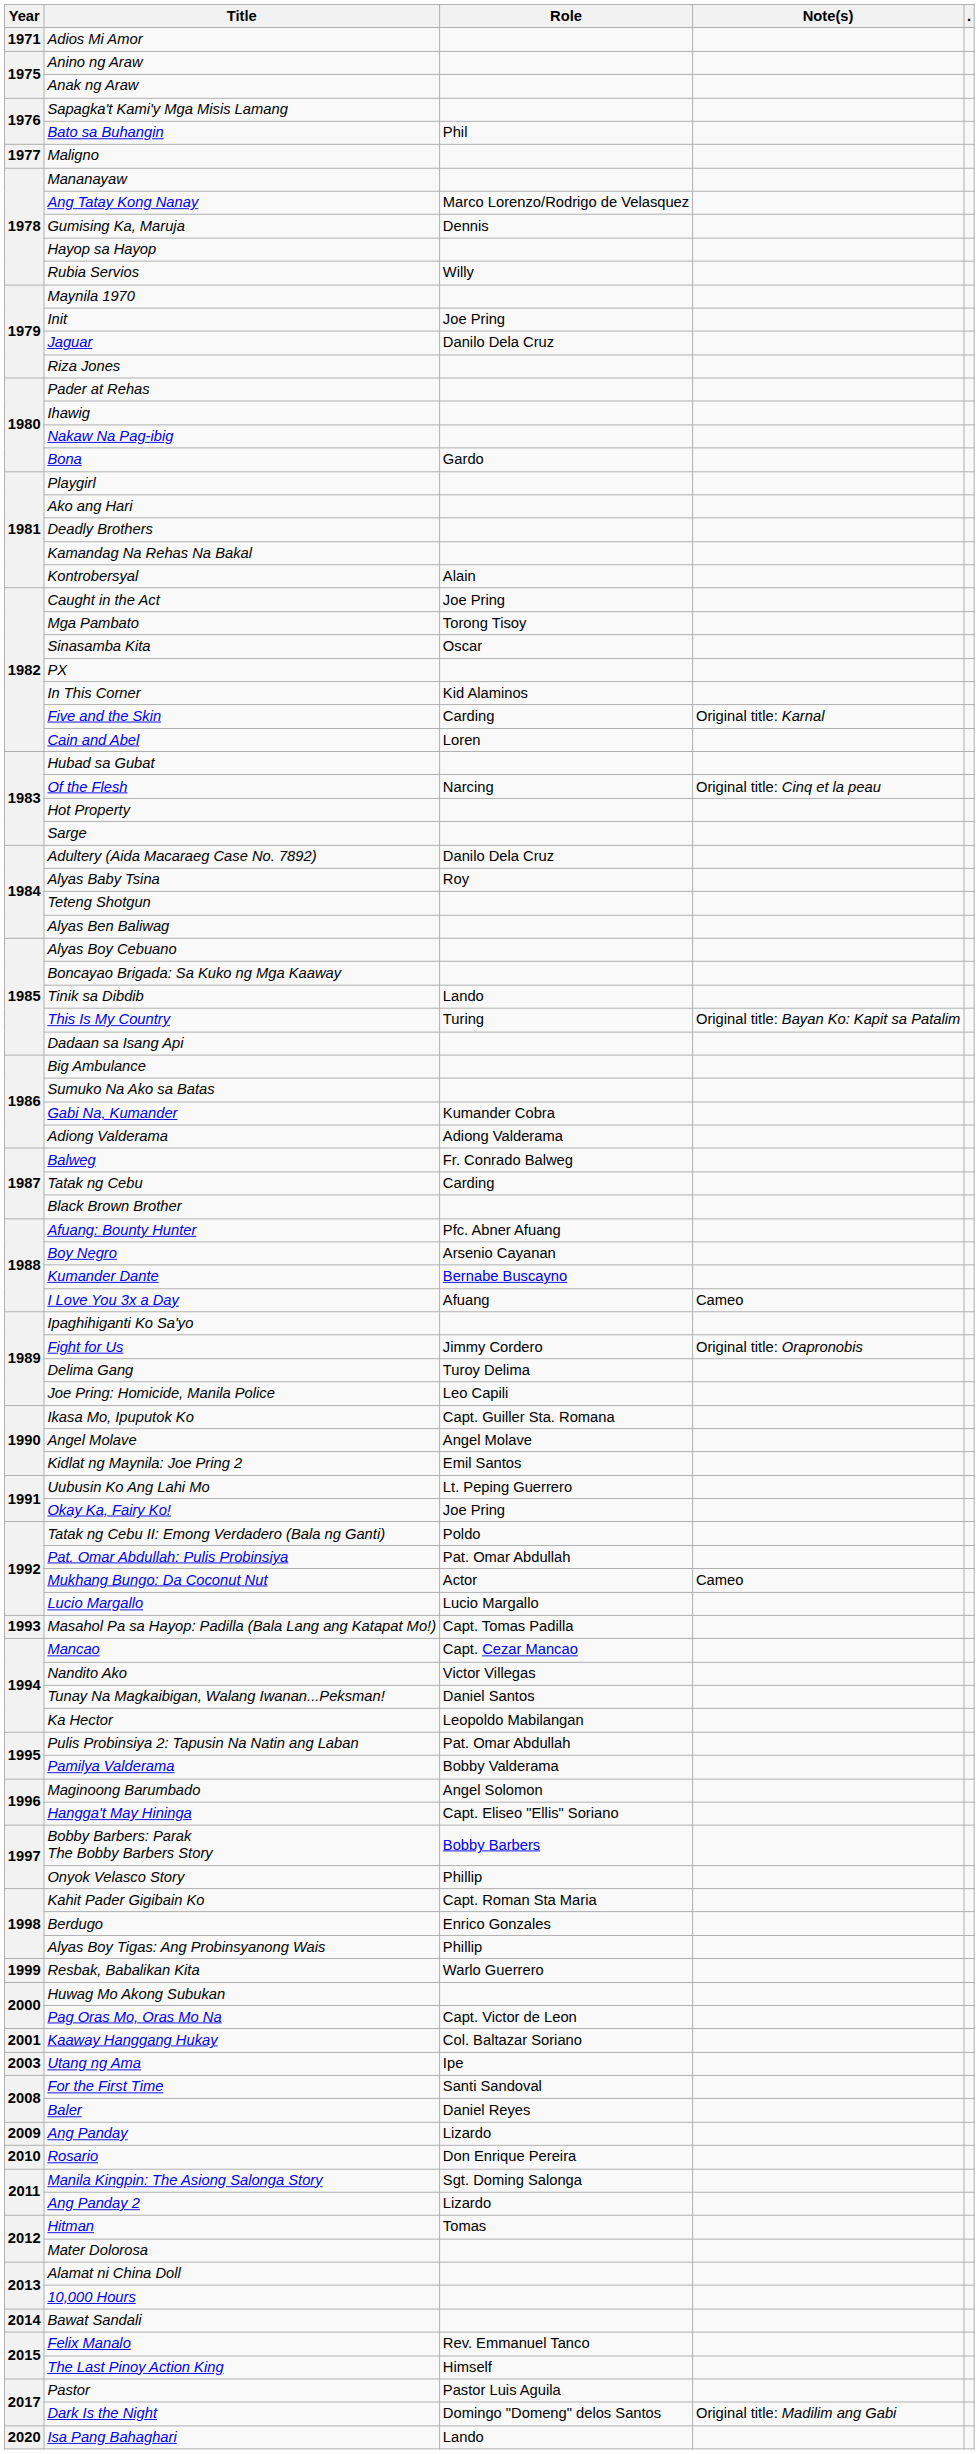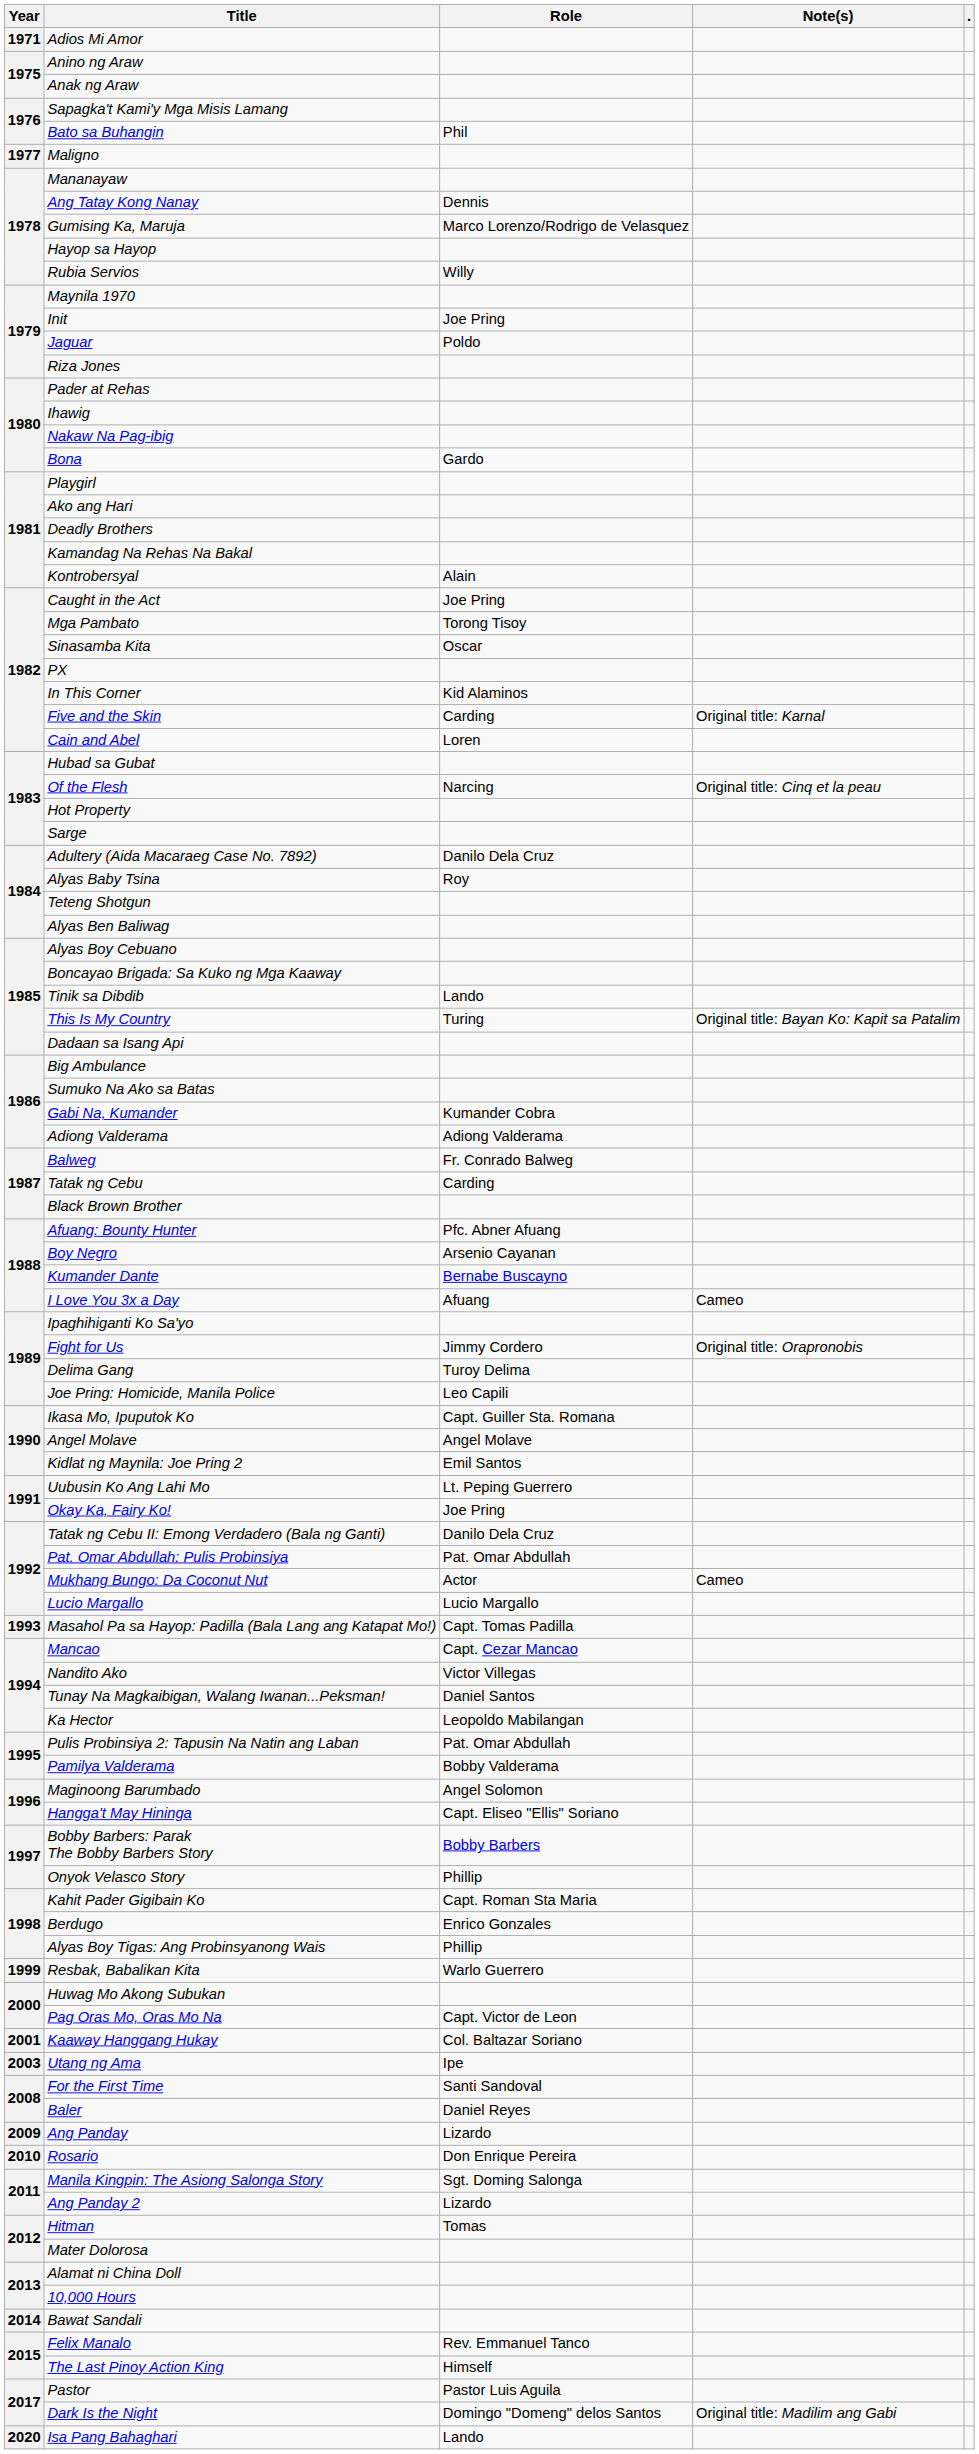(566, 202) Marco Lorenzo/Rodrigo de Velasquez -> (466, 202) Dennis
(466, 226) Dennis -> (566, 226) Marco Lorenzo/Rodrigo de Velasquez
(498, 343) Danilo Dela Cruz -> (462, 343) Poldo
(462, 1533) Poldo -> (498, 1533) Danilo Dela Cruz
